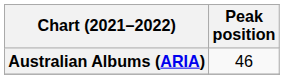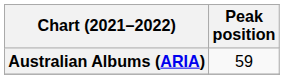(244, 61) 46 -> (244, 61) 59
